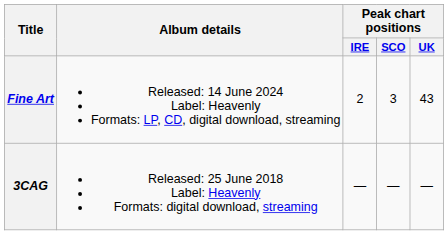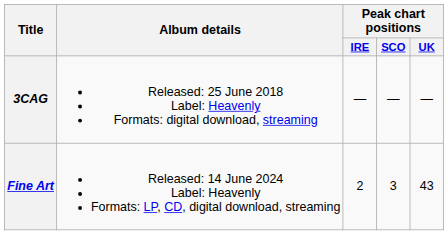rows swapped: (31, 186) <-> (31, 99)
